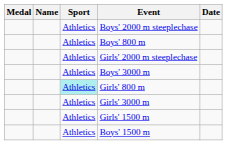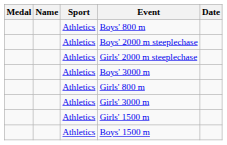rows swapped: (149, 27) <-> (122, 42)
(79, 87) paleturquoise background -> (79, 87) no background
